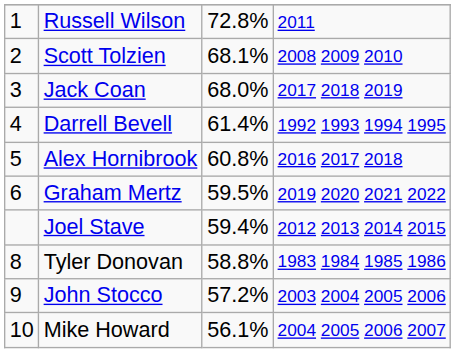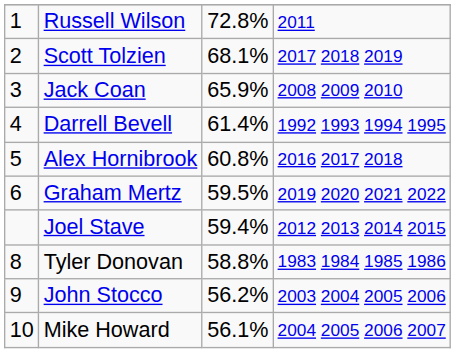(340, 56) 2008 2009 2010 -> (340, 56) 2017 2018 2019
(238, 90) 68.0% -> (238, 90) 65.9%
(340, 90) 2017 2018 2019 -> (340, 90) 2008 2009 2010
(238, 295) 57.2% -> (238, 295) 56.2%
